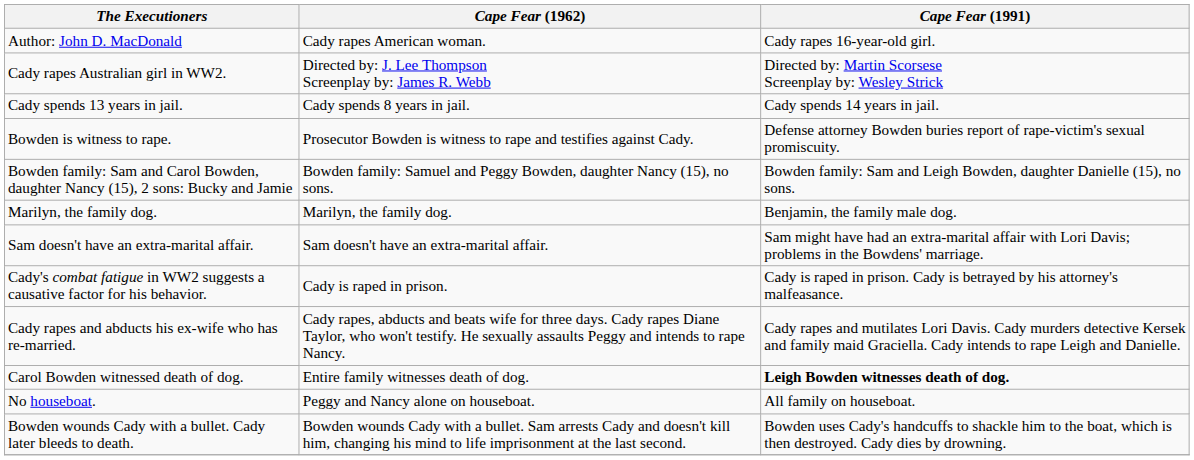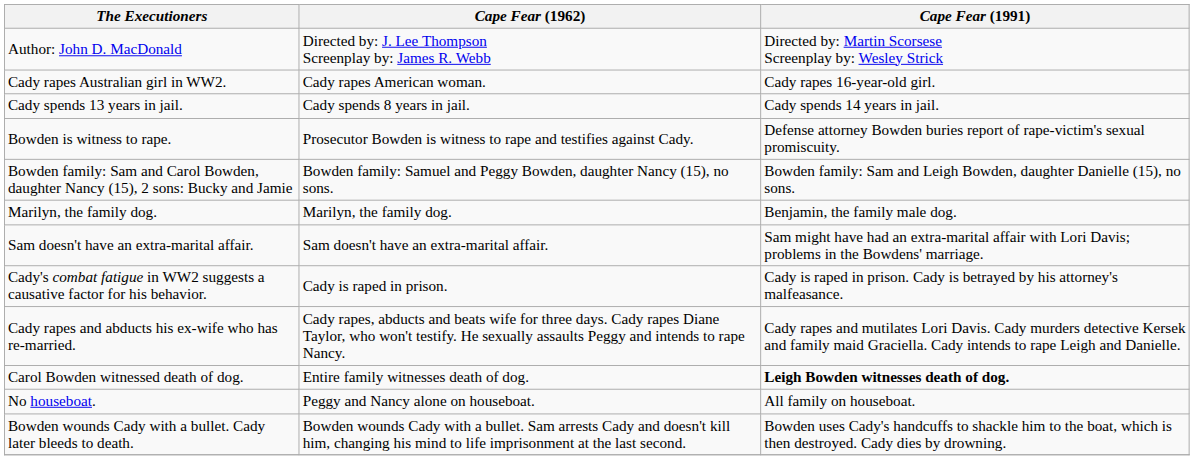(394, 40) Cady rapes American woman. -> (397, 49) Directed by: J. Lee Thompson Screenplay by: James R. Webb
(850, 40) Cady rapes 16-year-old girl. -> (854, 49) Directed by: Martin Scorsese Screenplay by: Wesley Strick
(397, 73) Directed by: J. Lee Thompson Screenplay by: James R. Webb -> (394, 81) Cady rapes American woman.
(854, 73) Directed by: Martin Scorsese Screenplay by: Wesley Strick -> (850, 81) Cady rapes 16-year-old girl.
